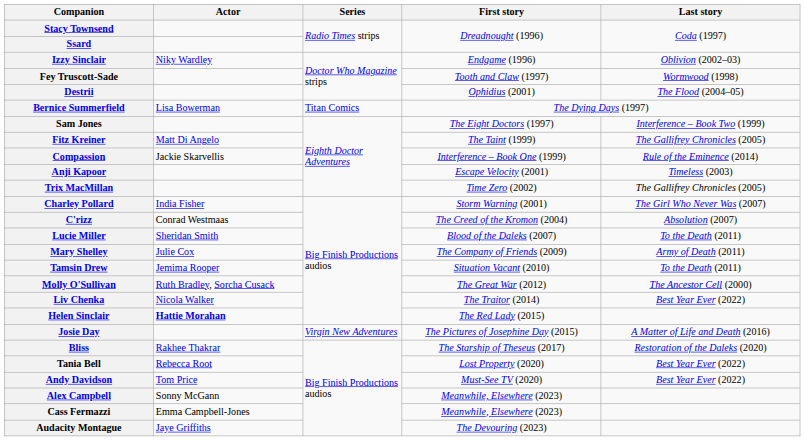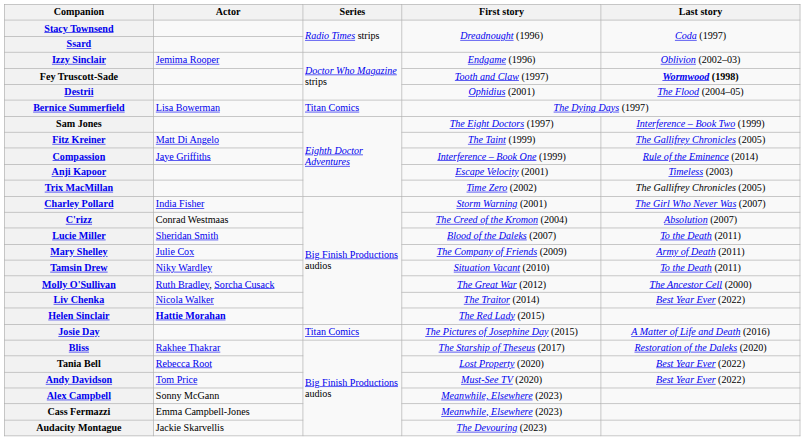(184, 60) Niky Wardley -> (188, 60) Jemima Rooper
(701, 76) normal -> (701, 76) bold
(190, 156) Jackie Skarvellis -> (183, 156) Jaye Griffiths
(188, 268) Jemima Rooper -> (184, 268) Niky Wardley
(351, 332) Virgin New Adventures -> (332, 332) Titan Comics
(183, 428) Jaye Griffiths -> (190, 428) Jackie Skarvellis
